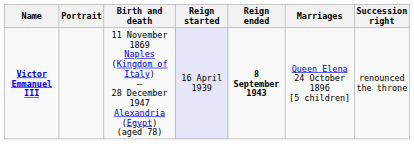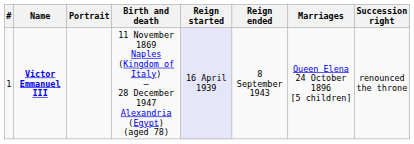+ column: (9, 16)
(257, 83) bold -> (260, 83) normal
